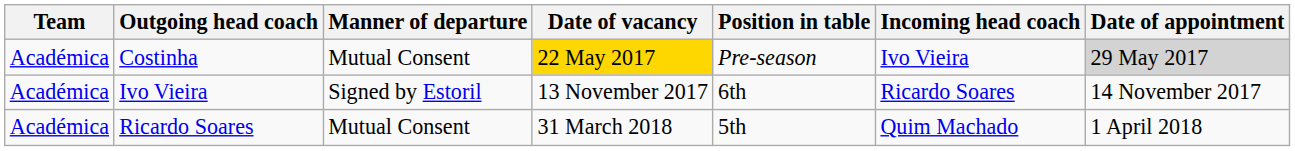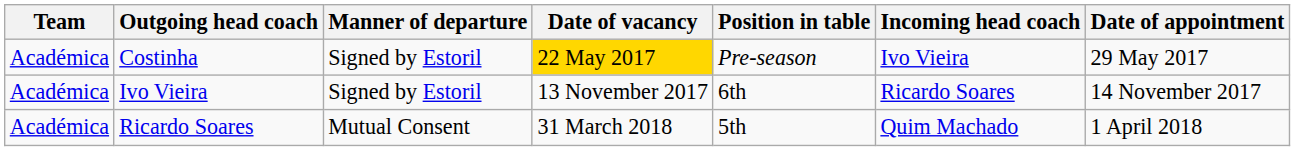(399, 57) Mutual Consent -> (405, 57) Signed by Estoril
(1149, 57) lightgrey background -> (1149, 57) no background
